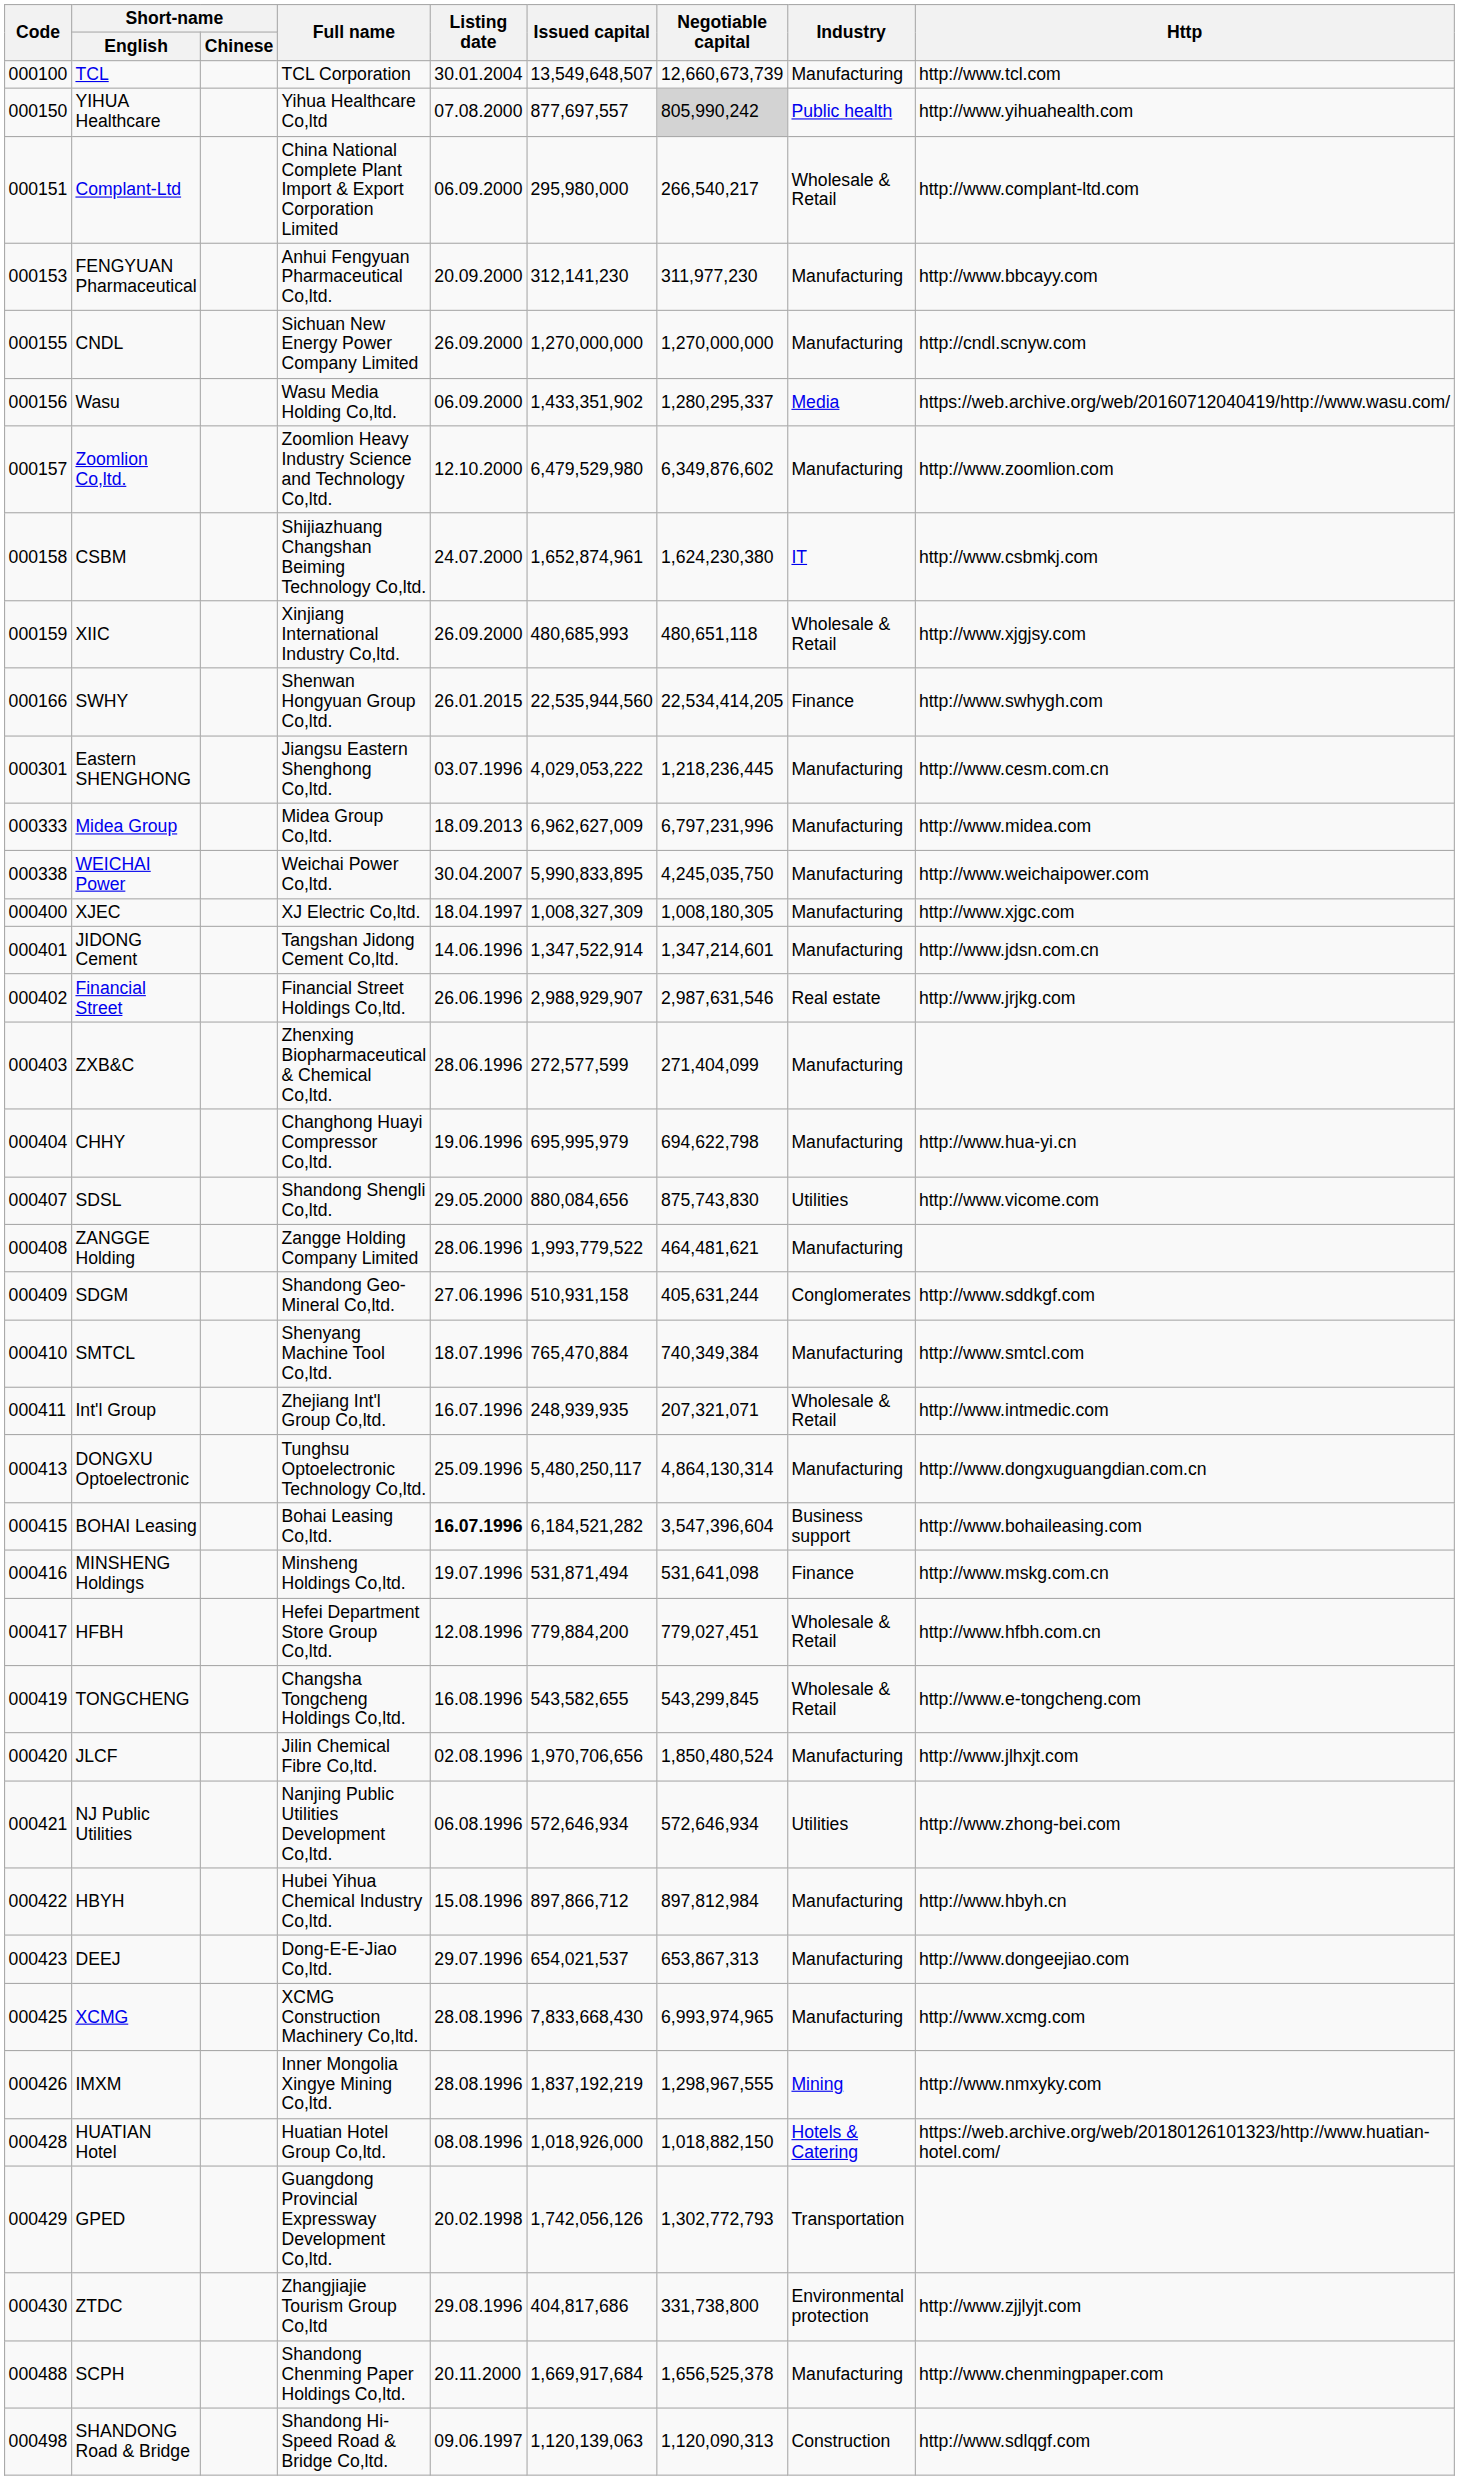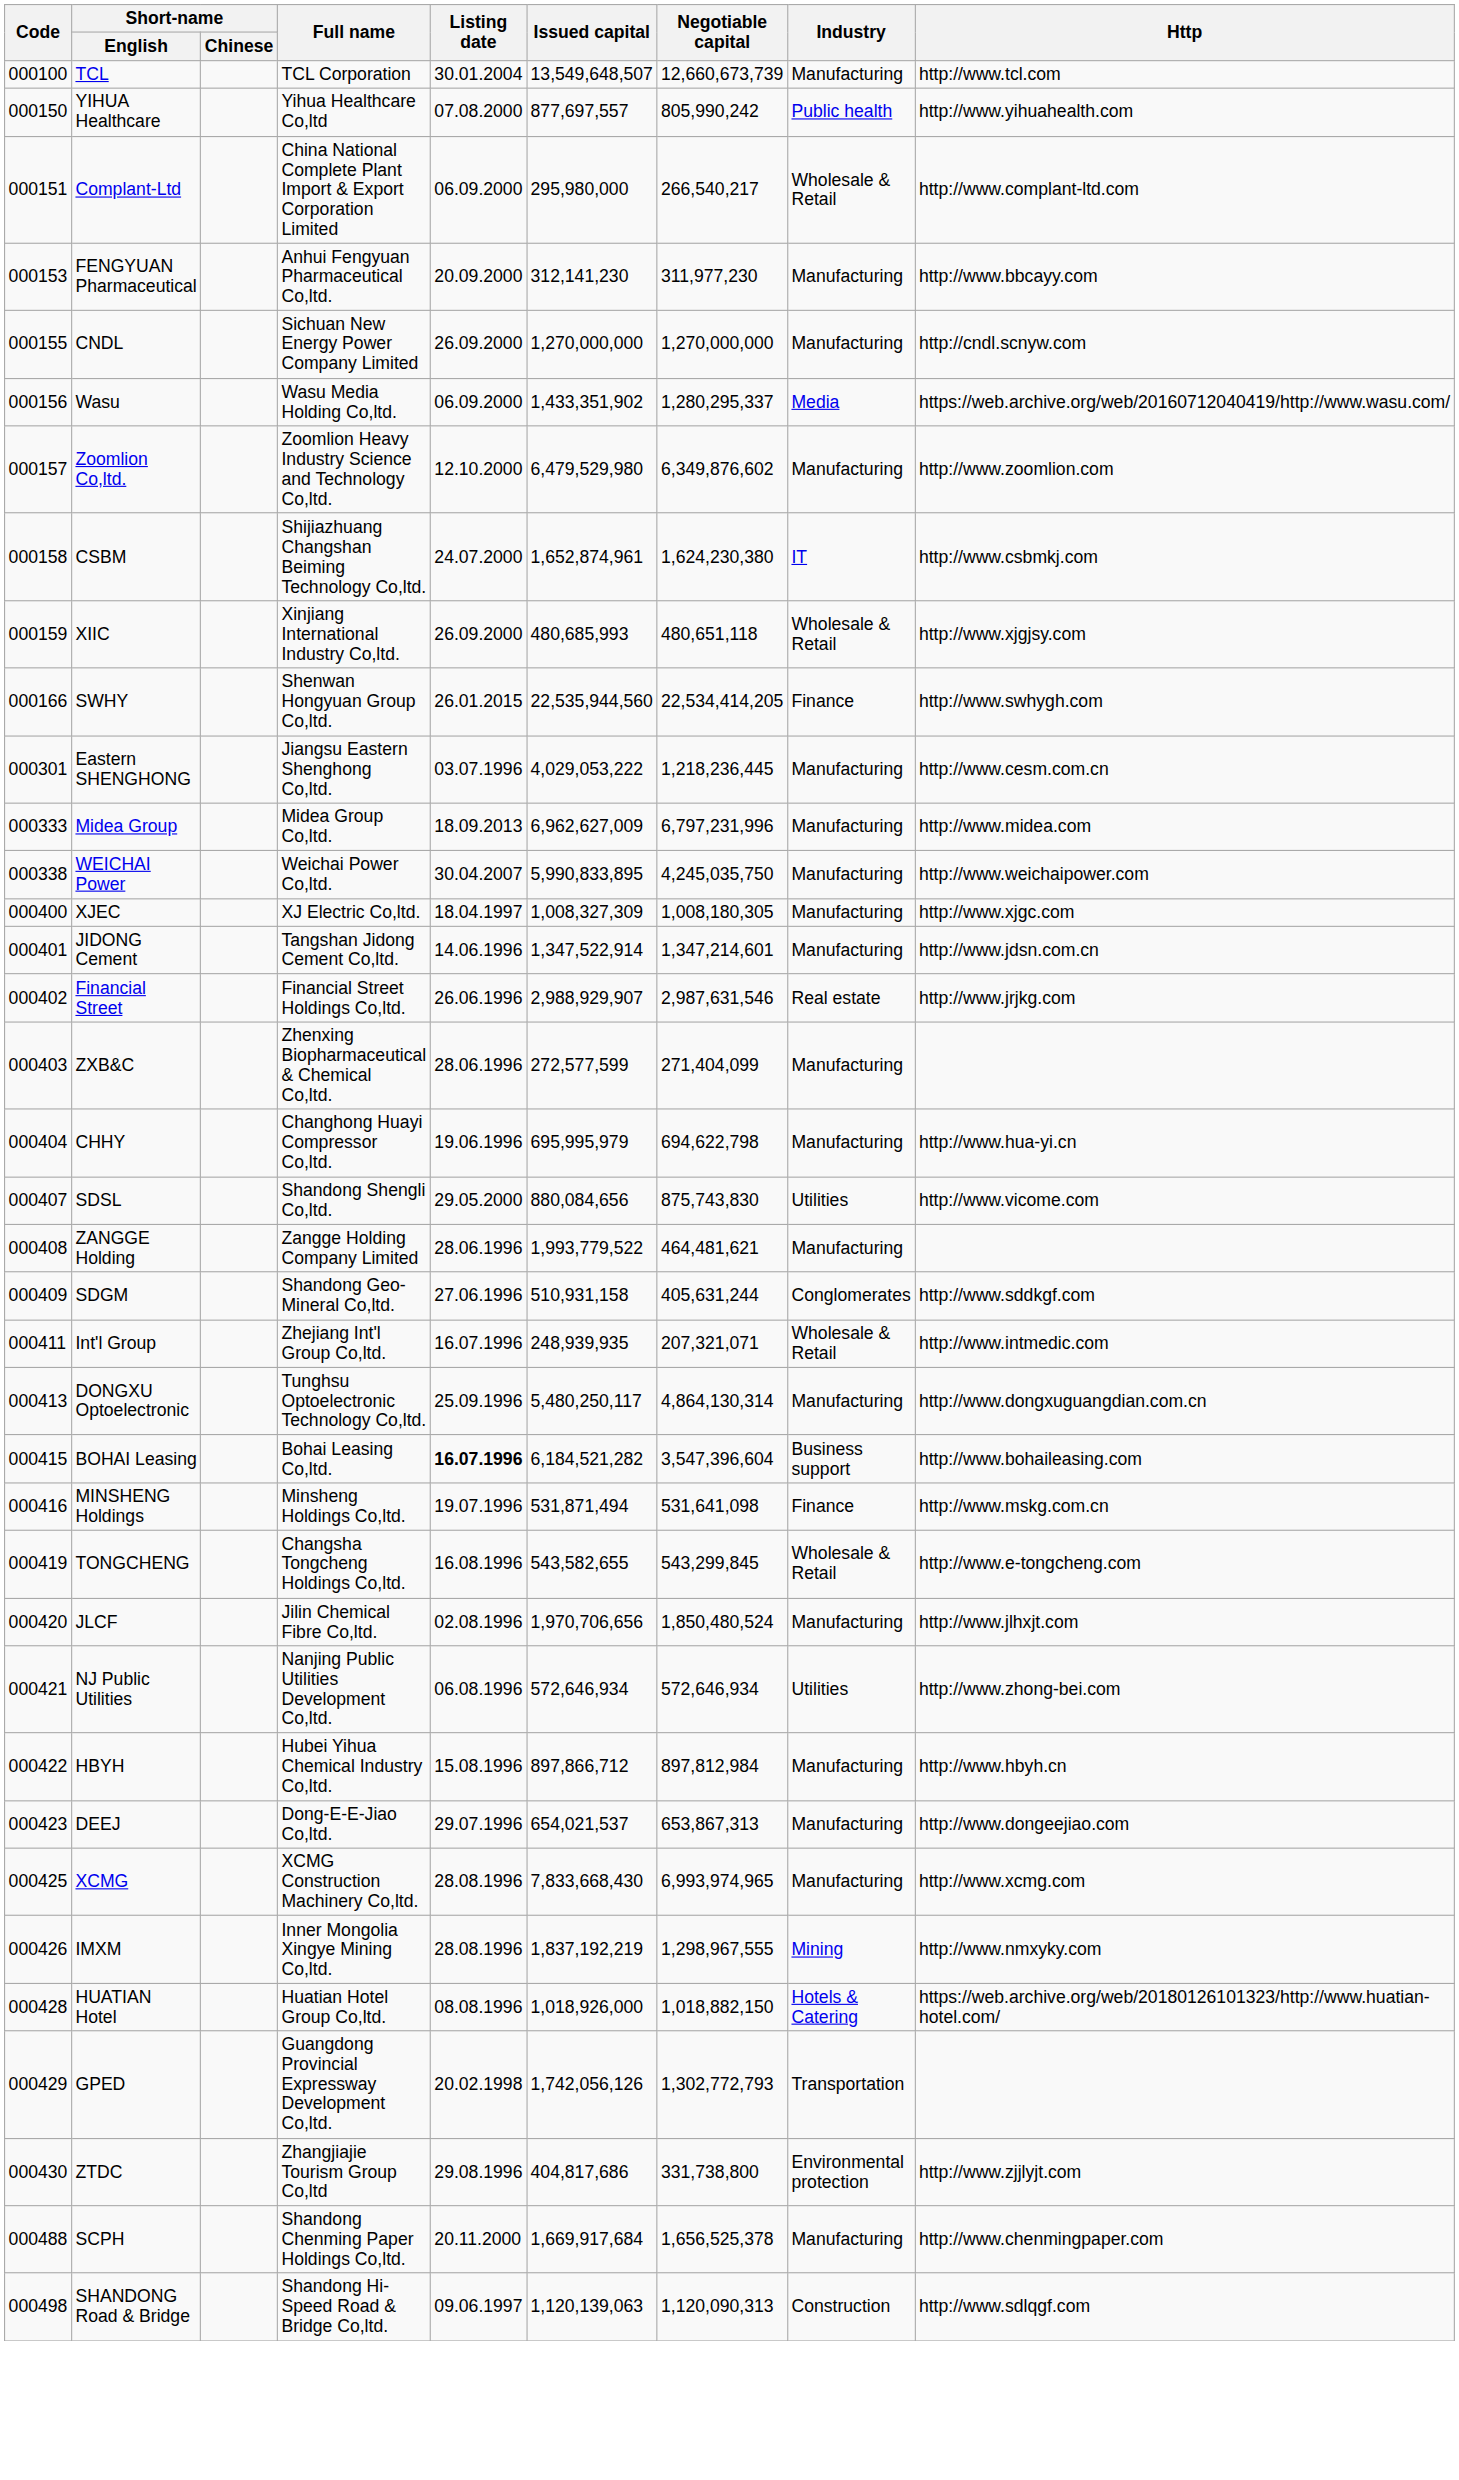(710, 112) lightgrey background -> (710, 112) no background
- row: (105, 1353)
- row: (99, 1631)
